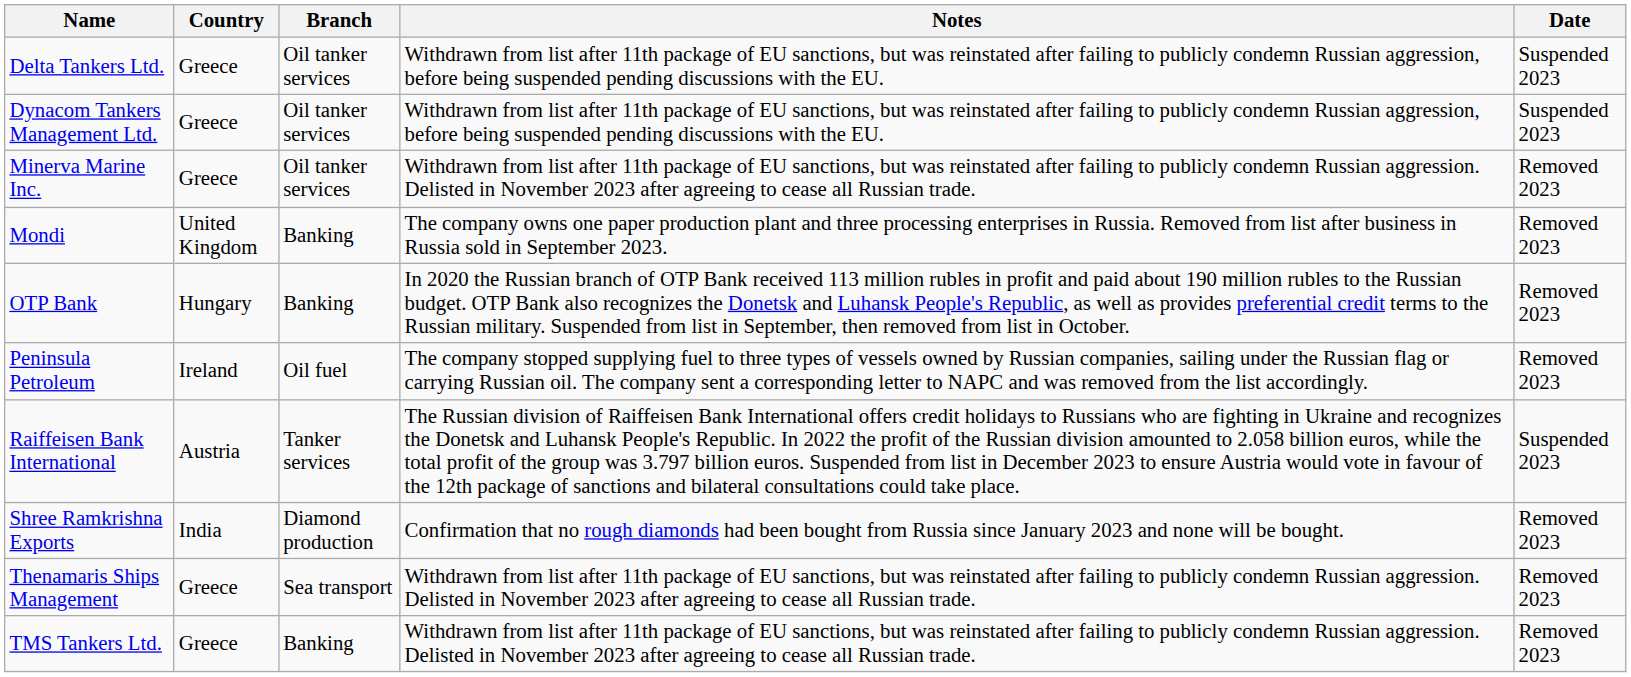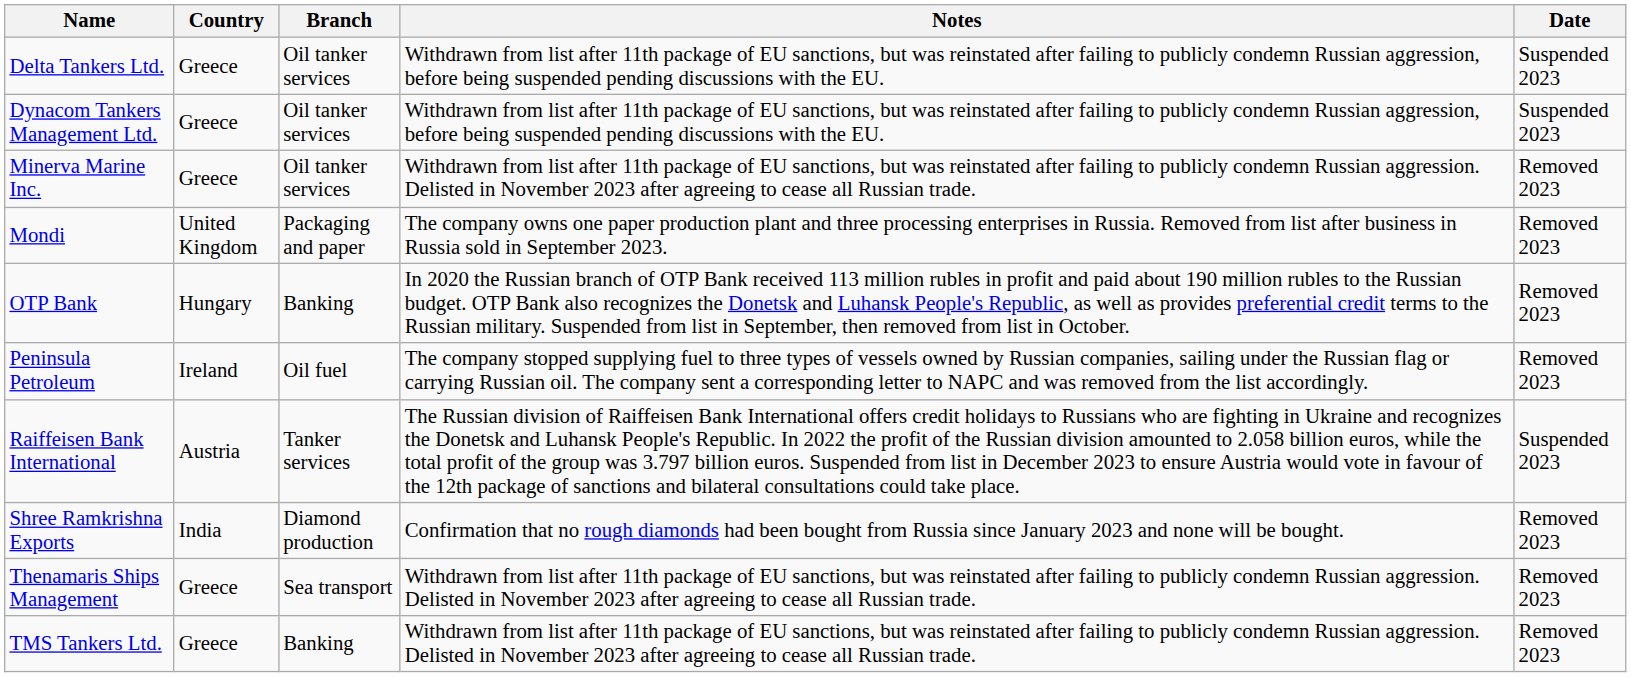(318, 234) Banking -> (327, 234) Packaging and paper
